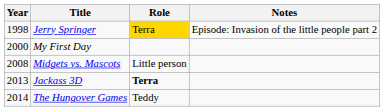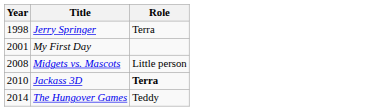- column: (284, 13)
(143, 30) gold background -> (143, 30) no background
(18, 47) 2000 -> (18, 47) 2001
(18, 81) 2013 -> (18, 81) 2010
